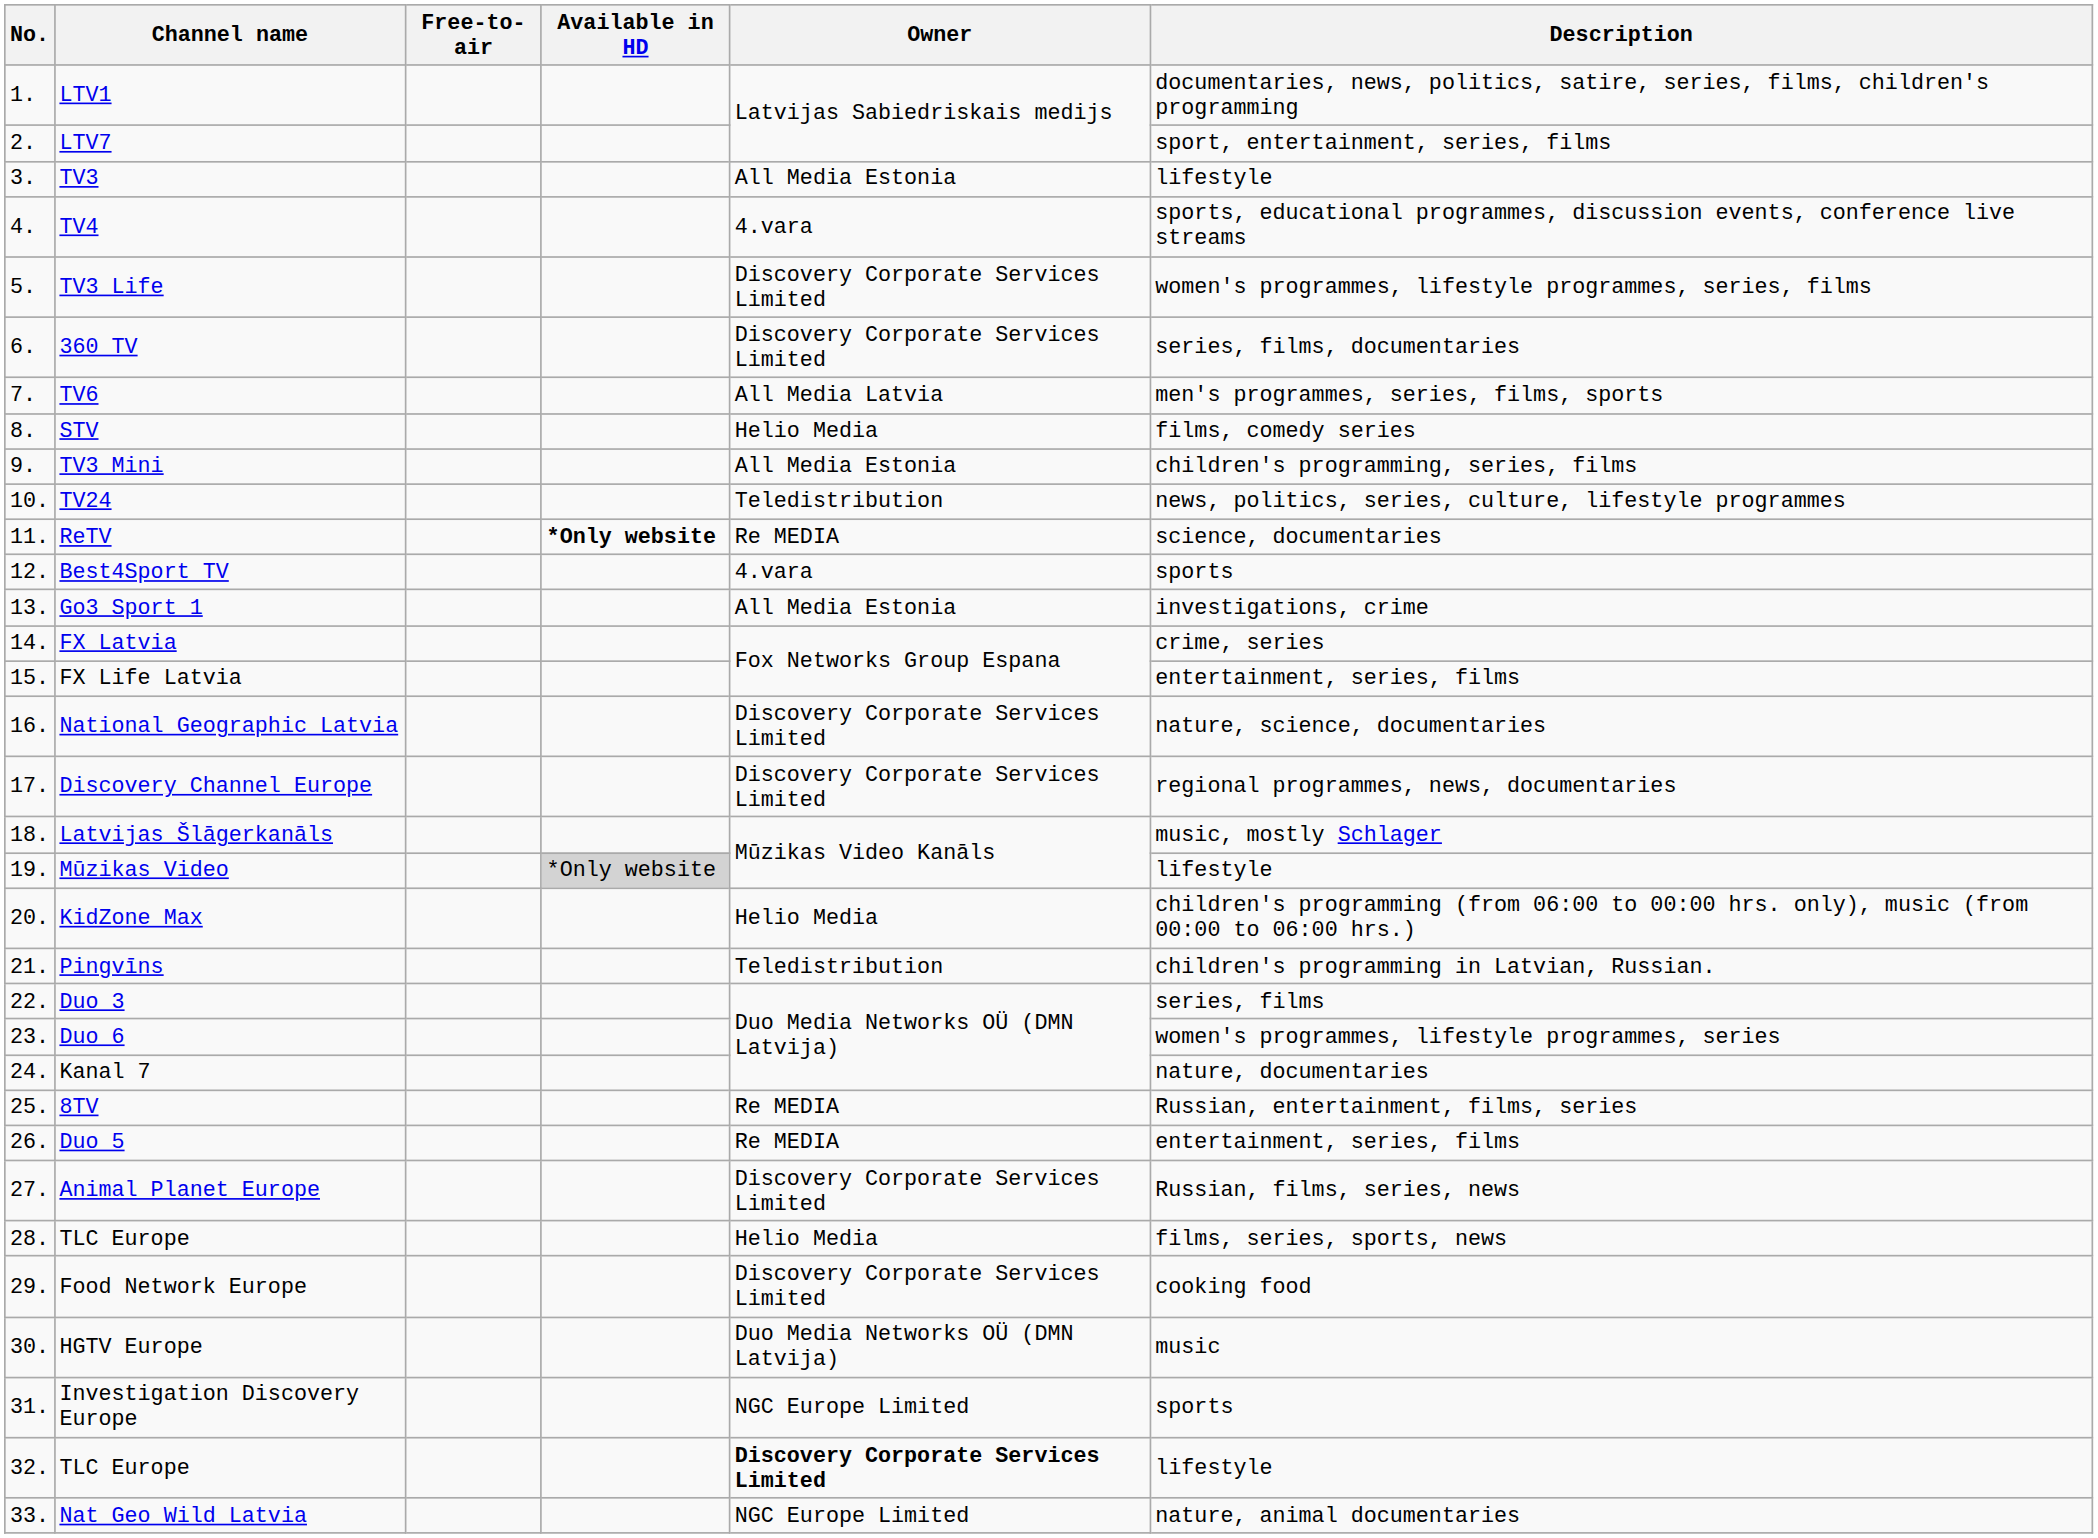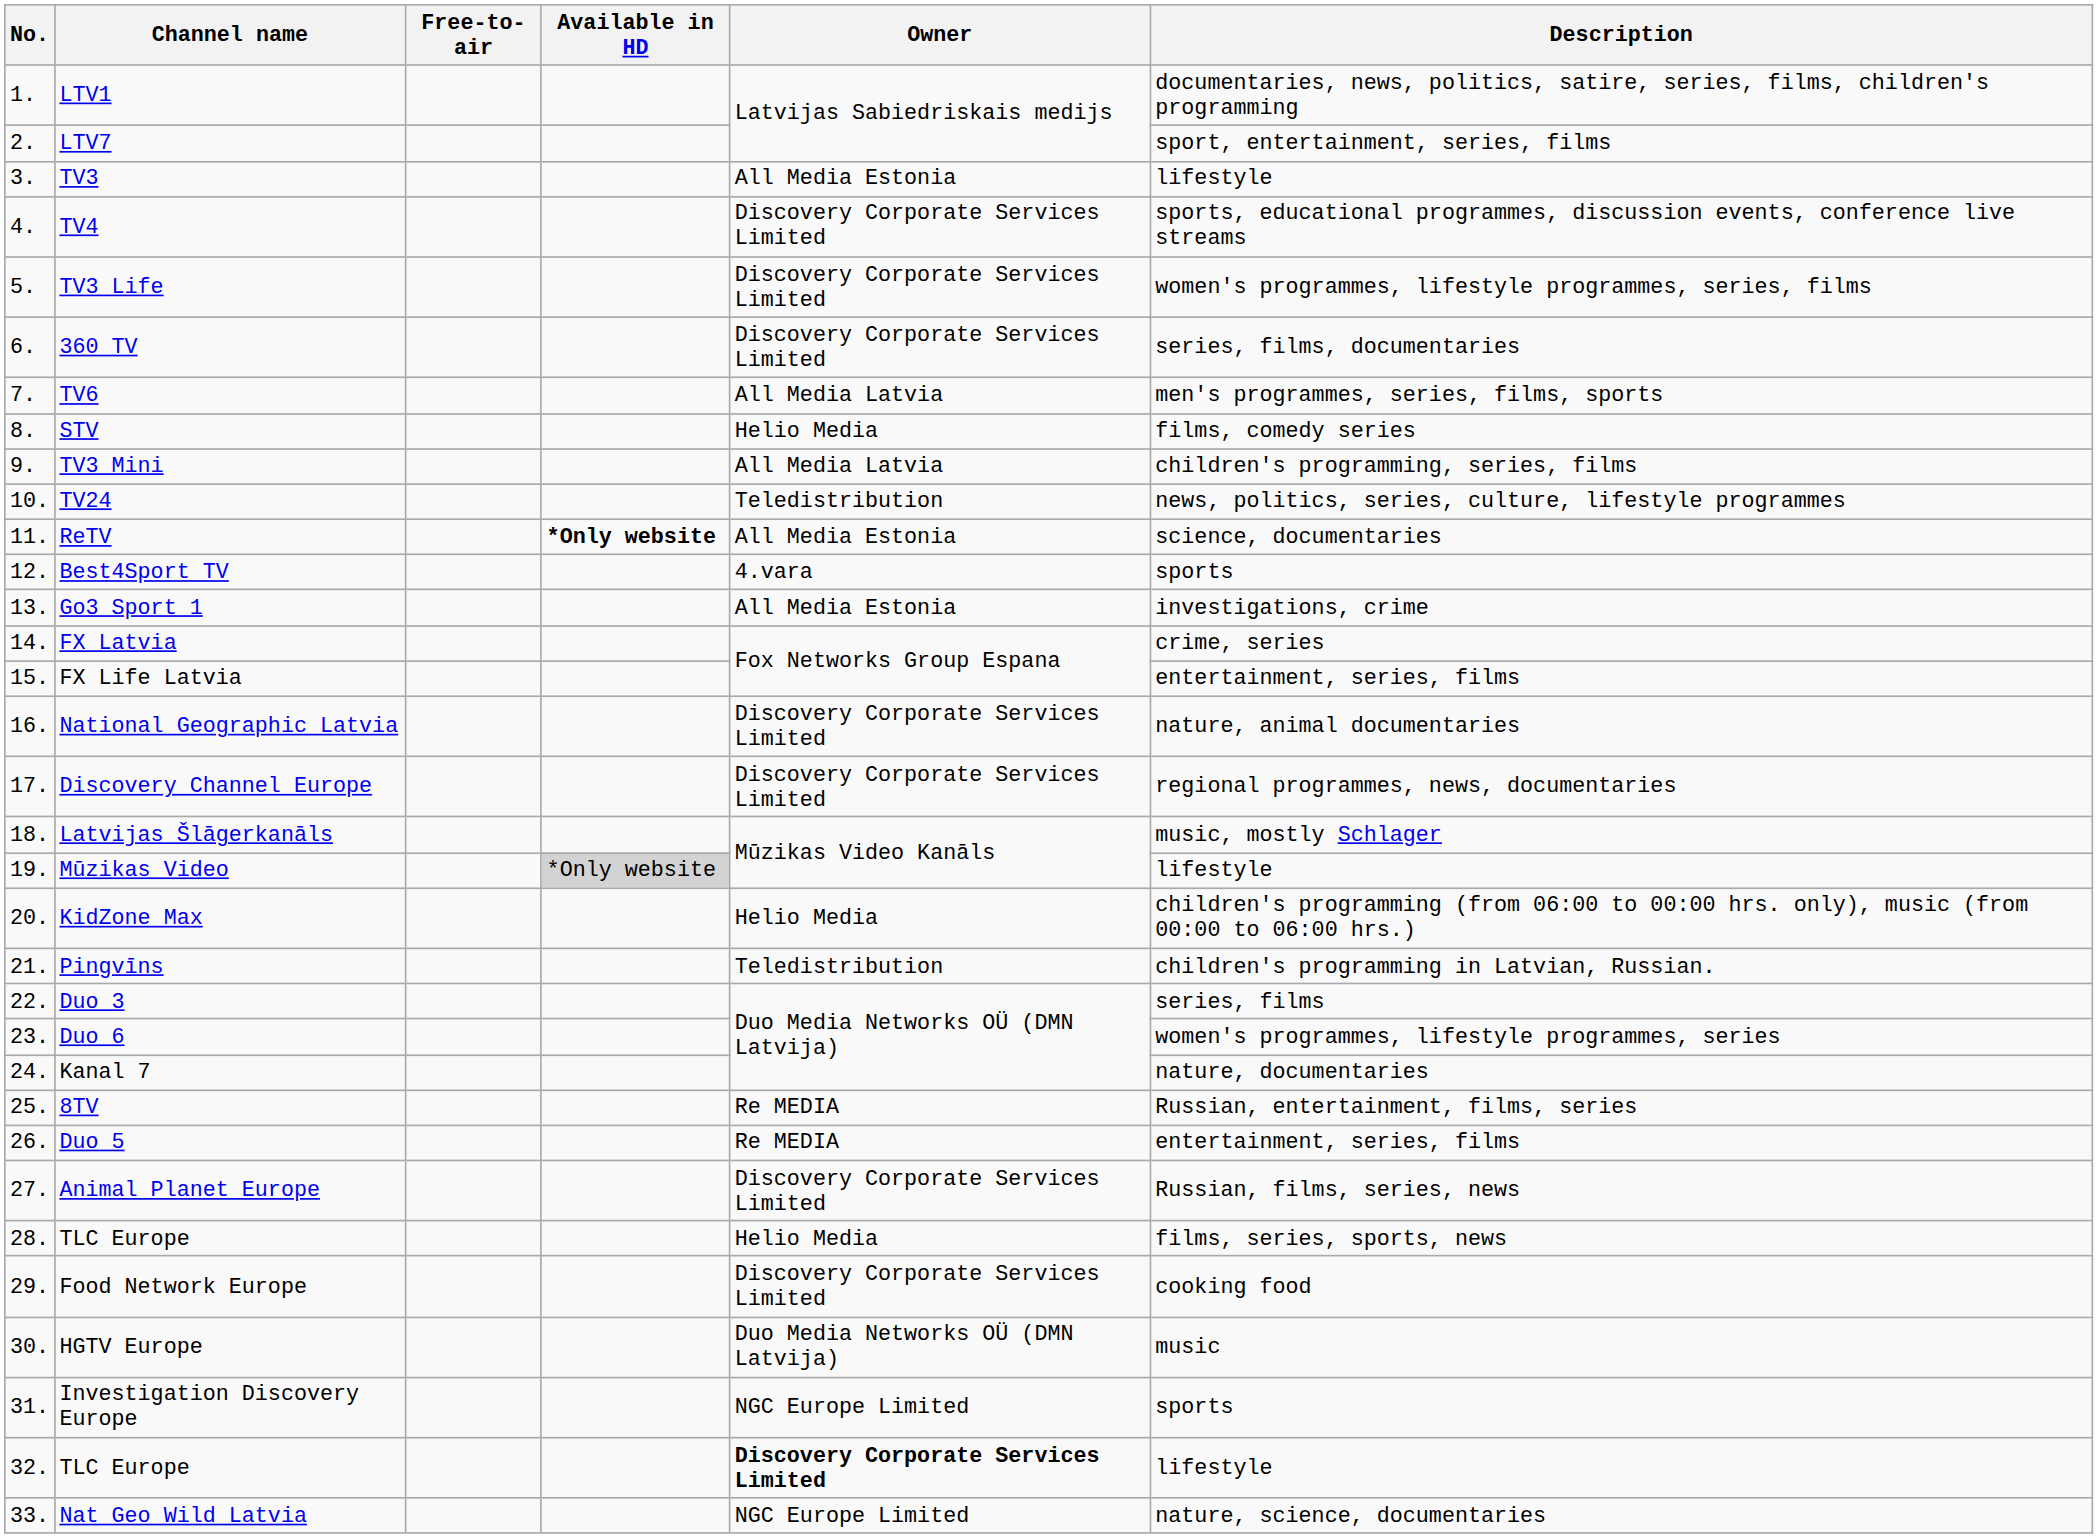(774, 227) 4.vara -> (917, 227) Discovery Corporate Services Limited
(845, 466) All Media Estonia -> (839, 466) All Media Latvia
(787, 537) Re MEDIA -> (845, 537) All Media Estonia
(1351, 726) nature, science, documentaries -> (1338, 726) nature, animal documentaries
(1338, 1516) nature, animal documentaries -> (1351, 1516) nature, science, documentaries
